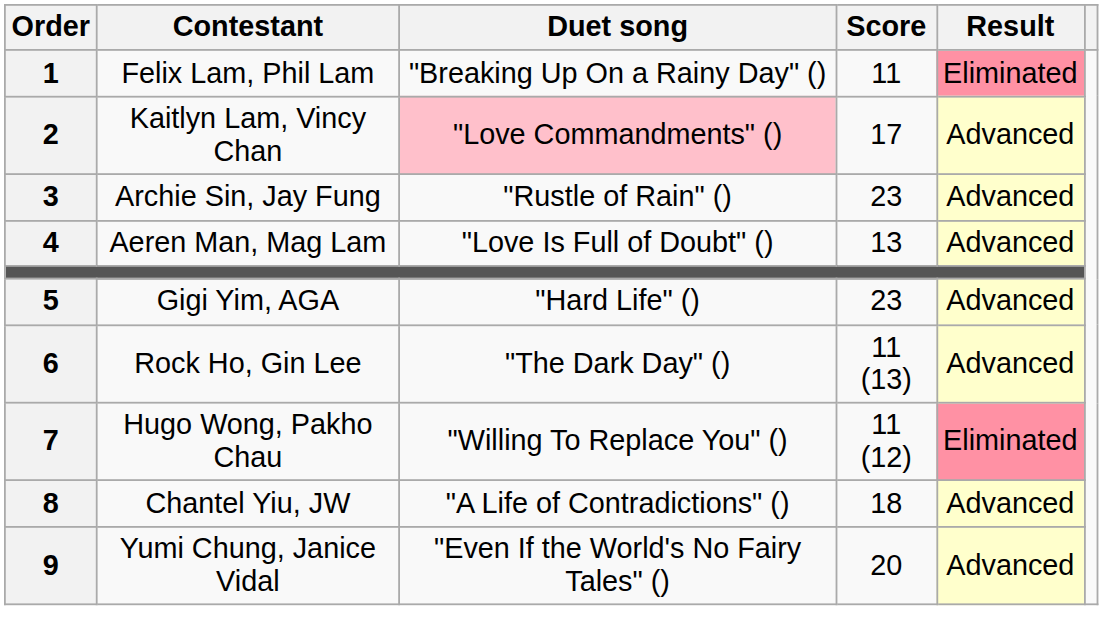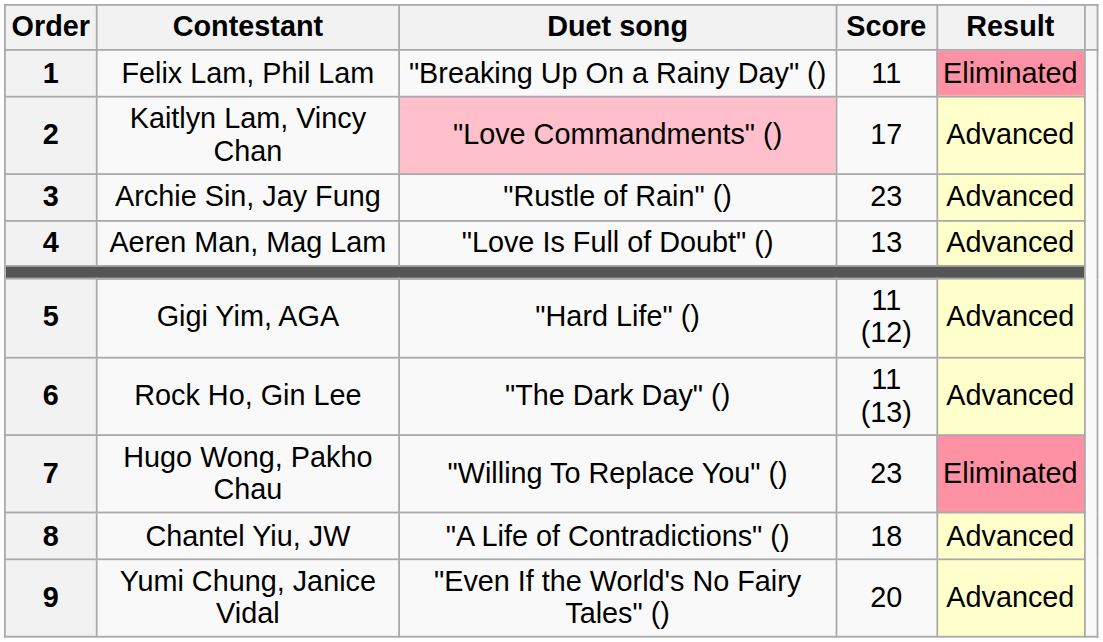(886, 301) 23 -> (886, 317) 11 (12)
(886, 441) 11 (12) -> (886, 473) 23
